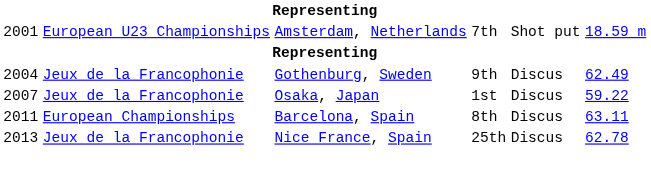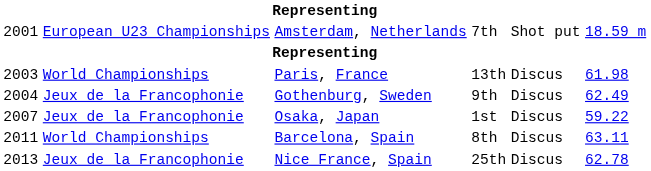+ row: (331, 75)
(139, 117) European Championships -> (126, 138) World Championships
